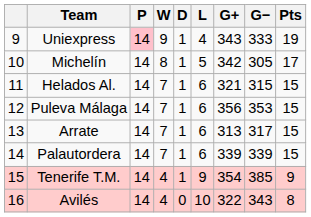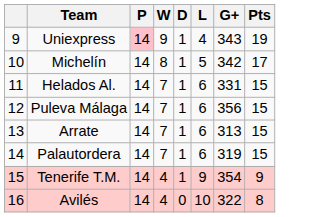- column: (260, 16)
(229, 85) 321 -> (229, 85) 331
(229, 154) 339 -> (229, 154) 319
